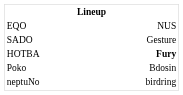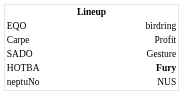(167, 26) NUS -> (161, 26) birdring
+ row: (18, 40)
- row: (17, 68)
(161, 82) birdring -> (167, 82) NUS
